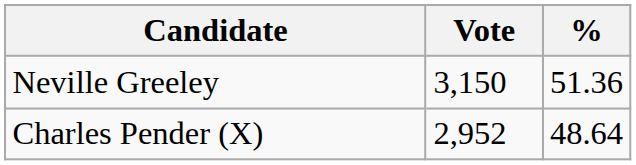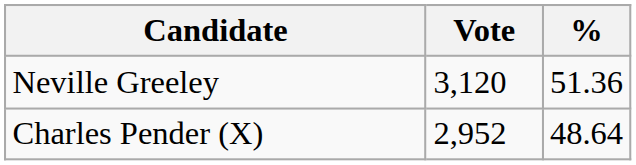(470, 81) 3,150 -> (470, 81) 3,120
